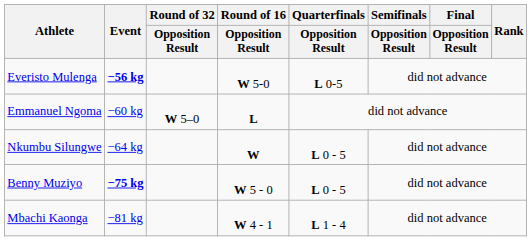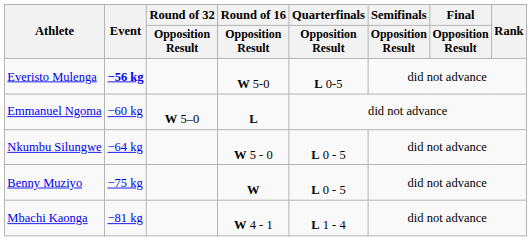(253, 155) W -> (253, 155) W 5 - 0
(126, 183) bold -> (125, 183) normal
(253, 190) W 5 - 0 -> (253, 190) W
